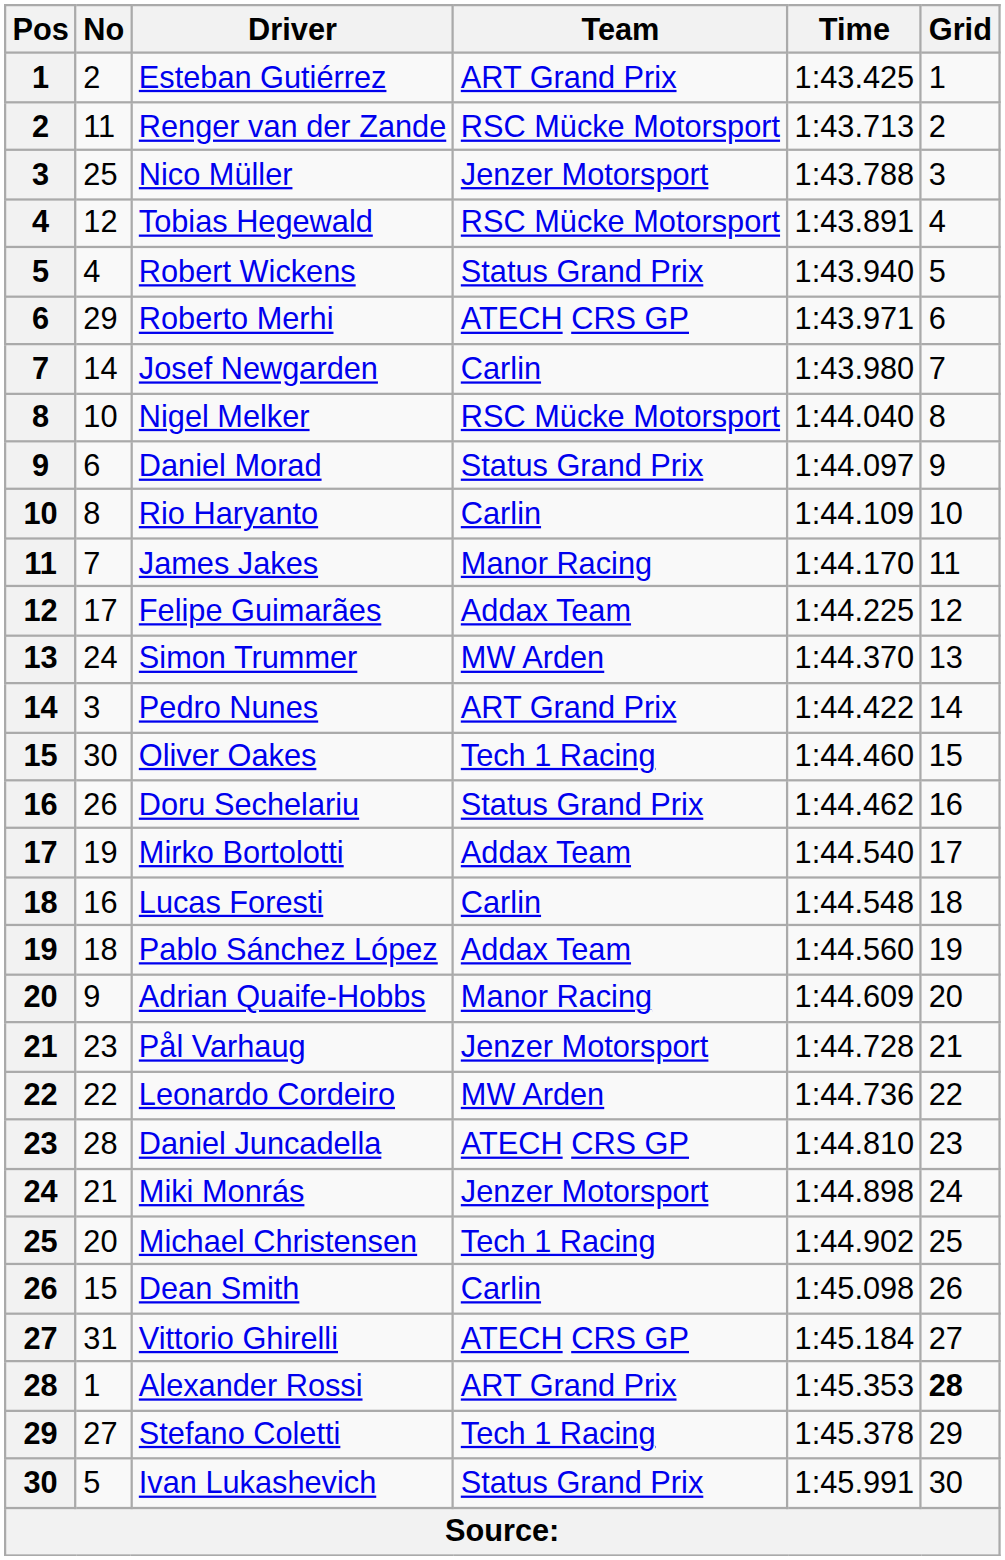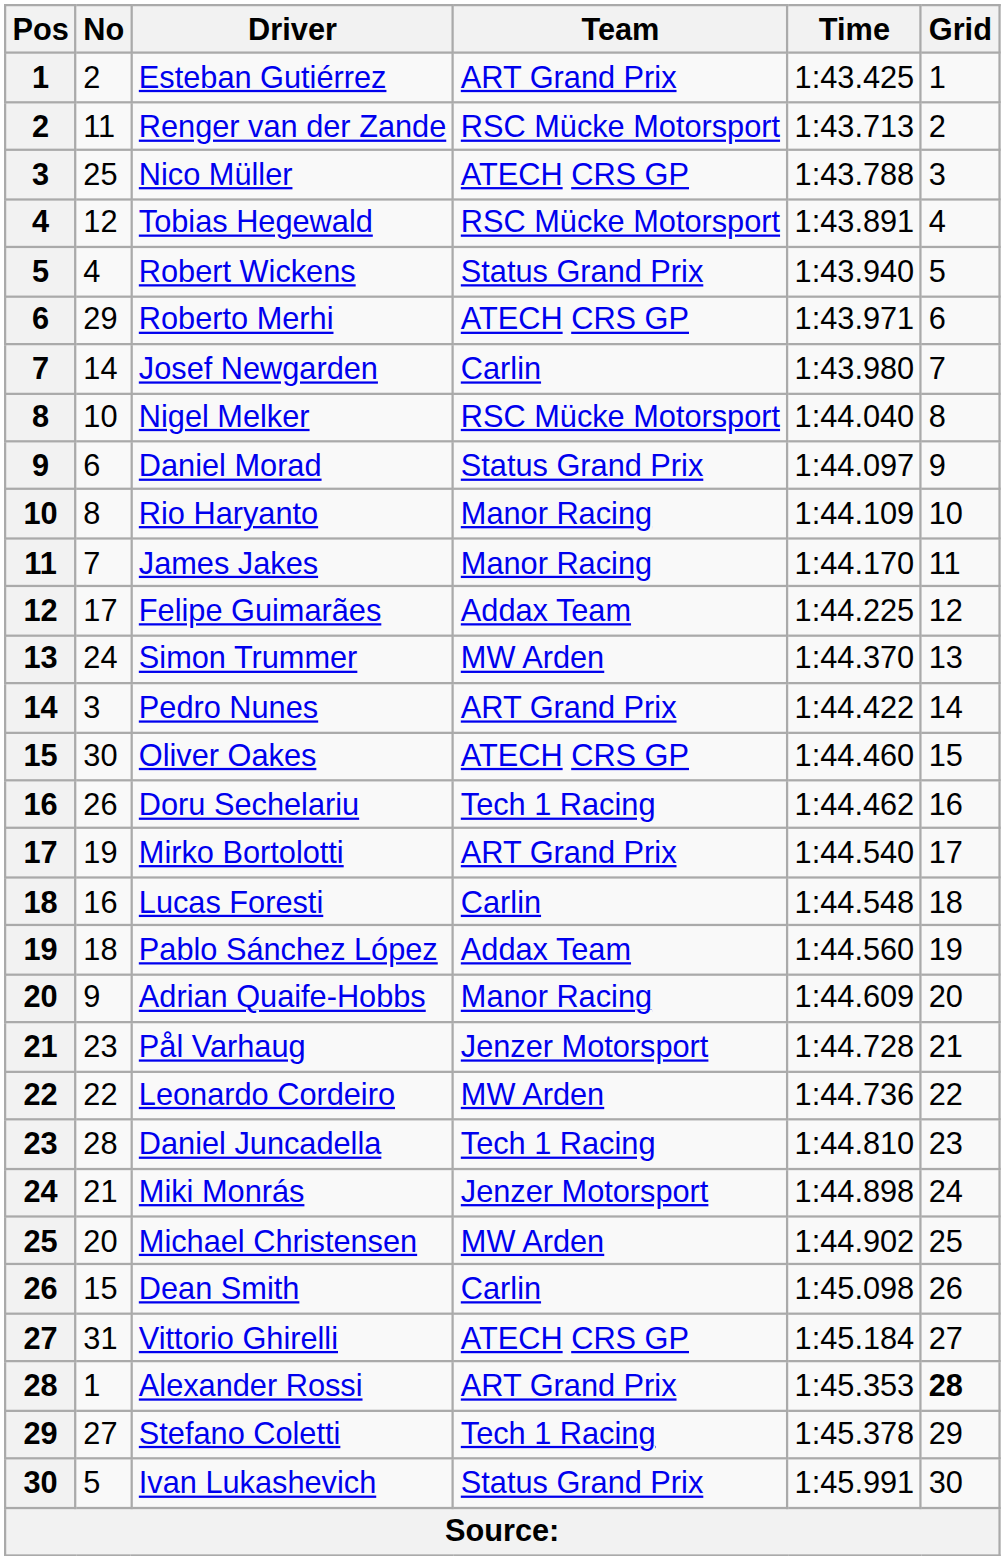(585, 174) Jenzer Motorsport -> (575, 174) ATECH CRS GP
(501, 513) Carlin -> (556, 513) Manor Racing
(558, 756) Tech 1 Racing -> (575, 756) ATECH CRS GP
(582, 804) Status Grand Prix -> (558, 804) Tech 1 Racing
(546, 853) Addax Team -> (569, 853) ART Grand Prix
(575, 1143) ATECH CRS GP -> (558, 1143) Tech 1 Racing
(558, 1240) Tech 1 Racing -> (533, 1240) MW Arden
